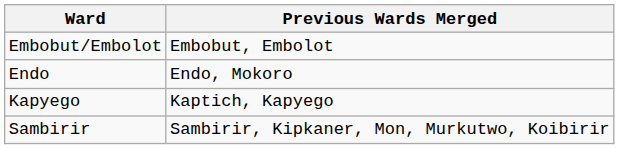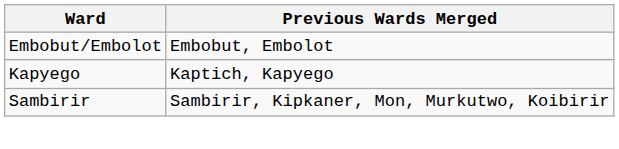- row: (29, 74)
